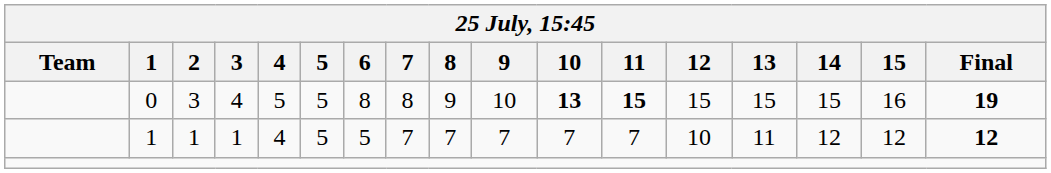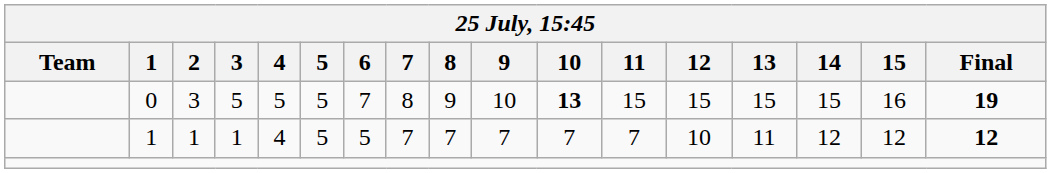(237, 99) 4 -> (237, 99) 5
(365, 99) 8 -> (365, 99) 7
(634, 99) bold -> (634, 99) normal
